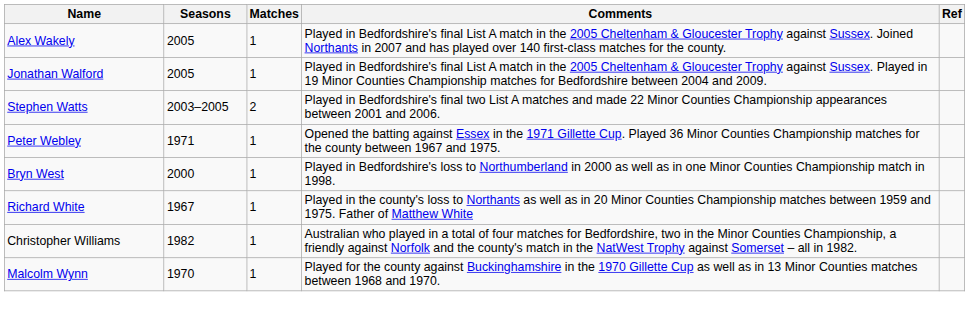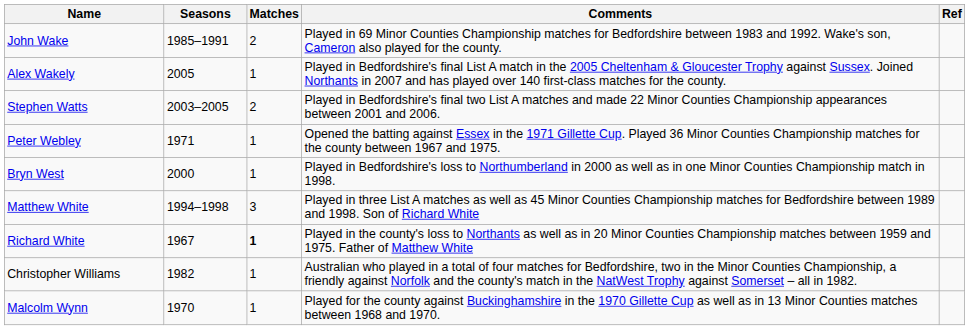+ row: (38, 40)
- row: (55, 74)
+ row: (48, 207)
(253, 207) normal -> (253, 241) bold
